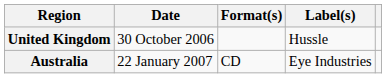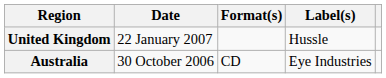(166, 38) 30 October 2006 -> (165, 38) 22 January 2007
(165, 61) 22 January 2007 -> (166, 61) 30 October 2006
